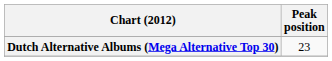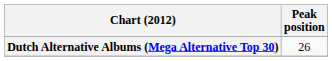(304, 46) 23 -> (304, 46) 26
